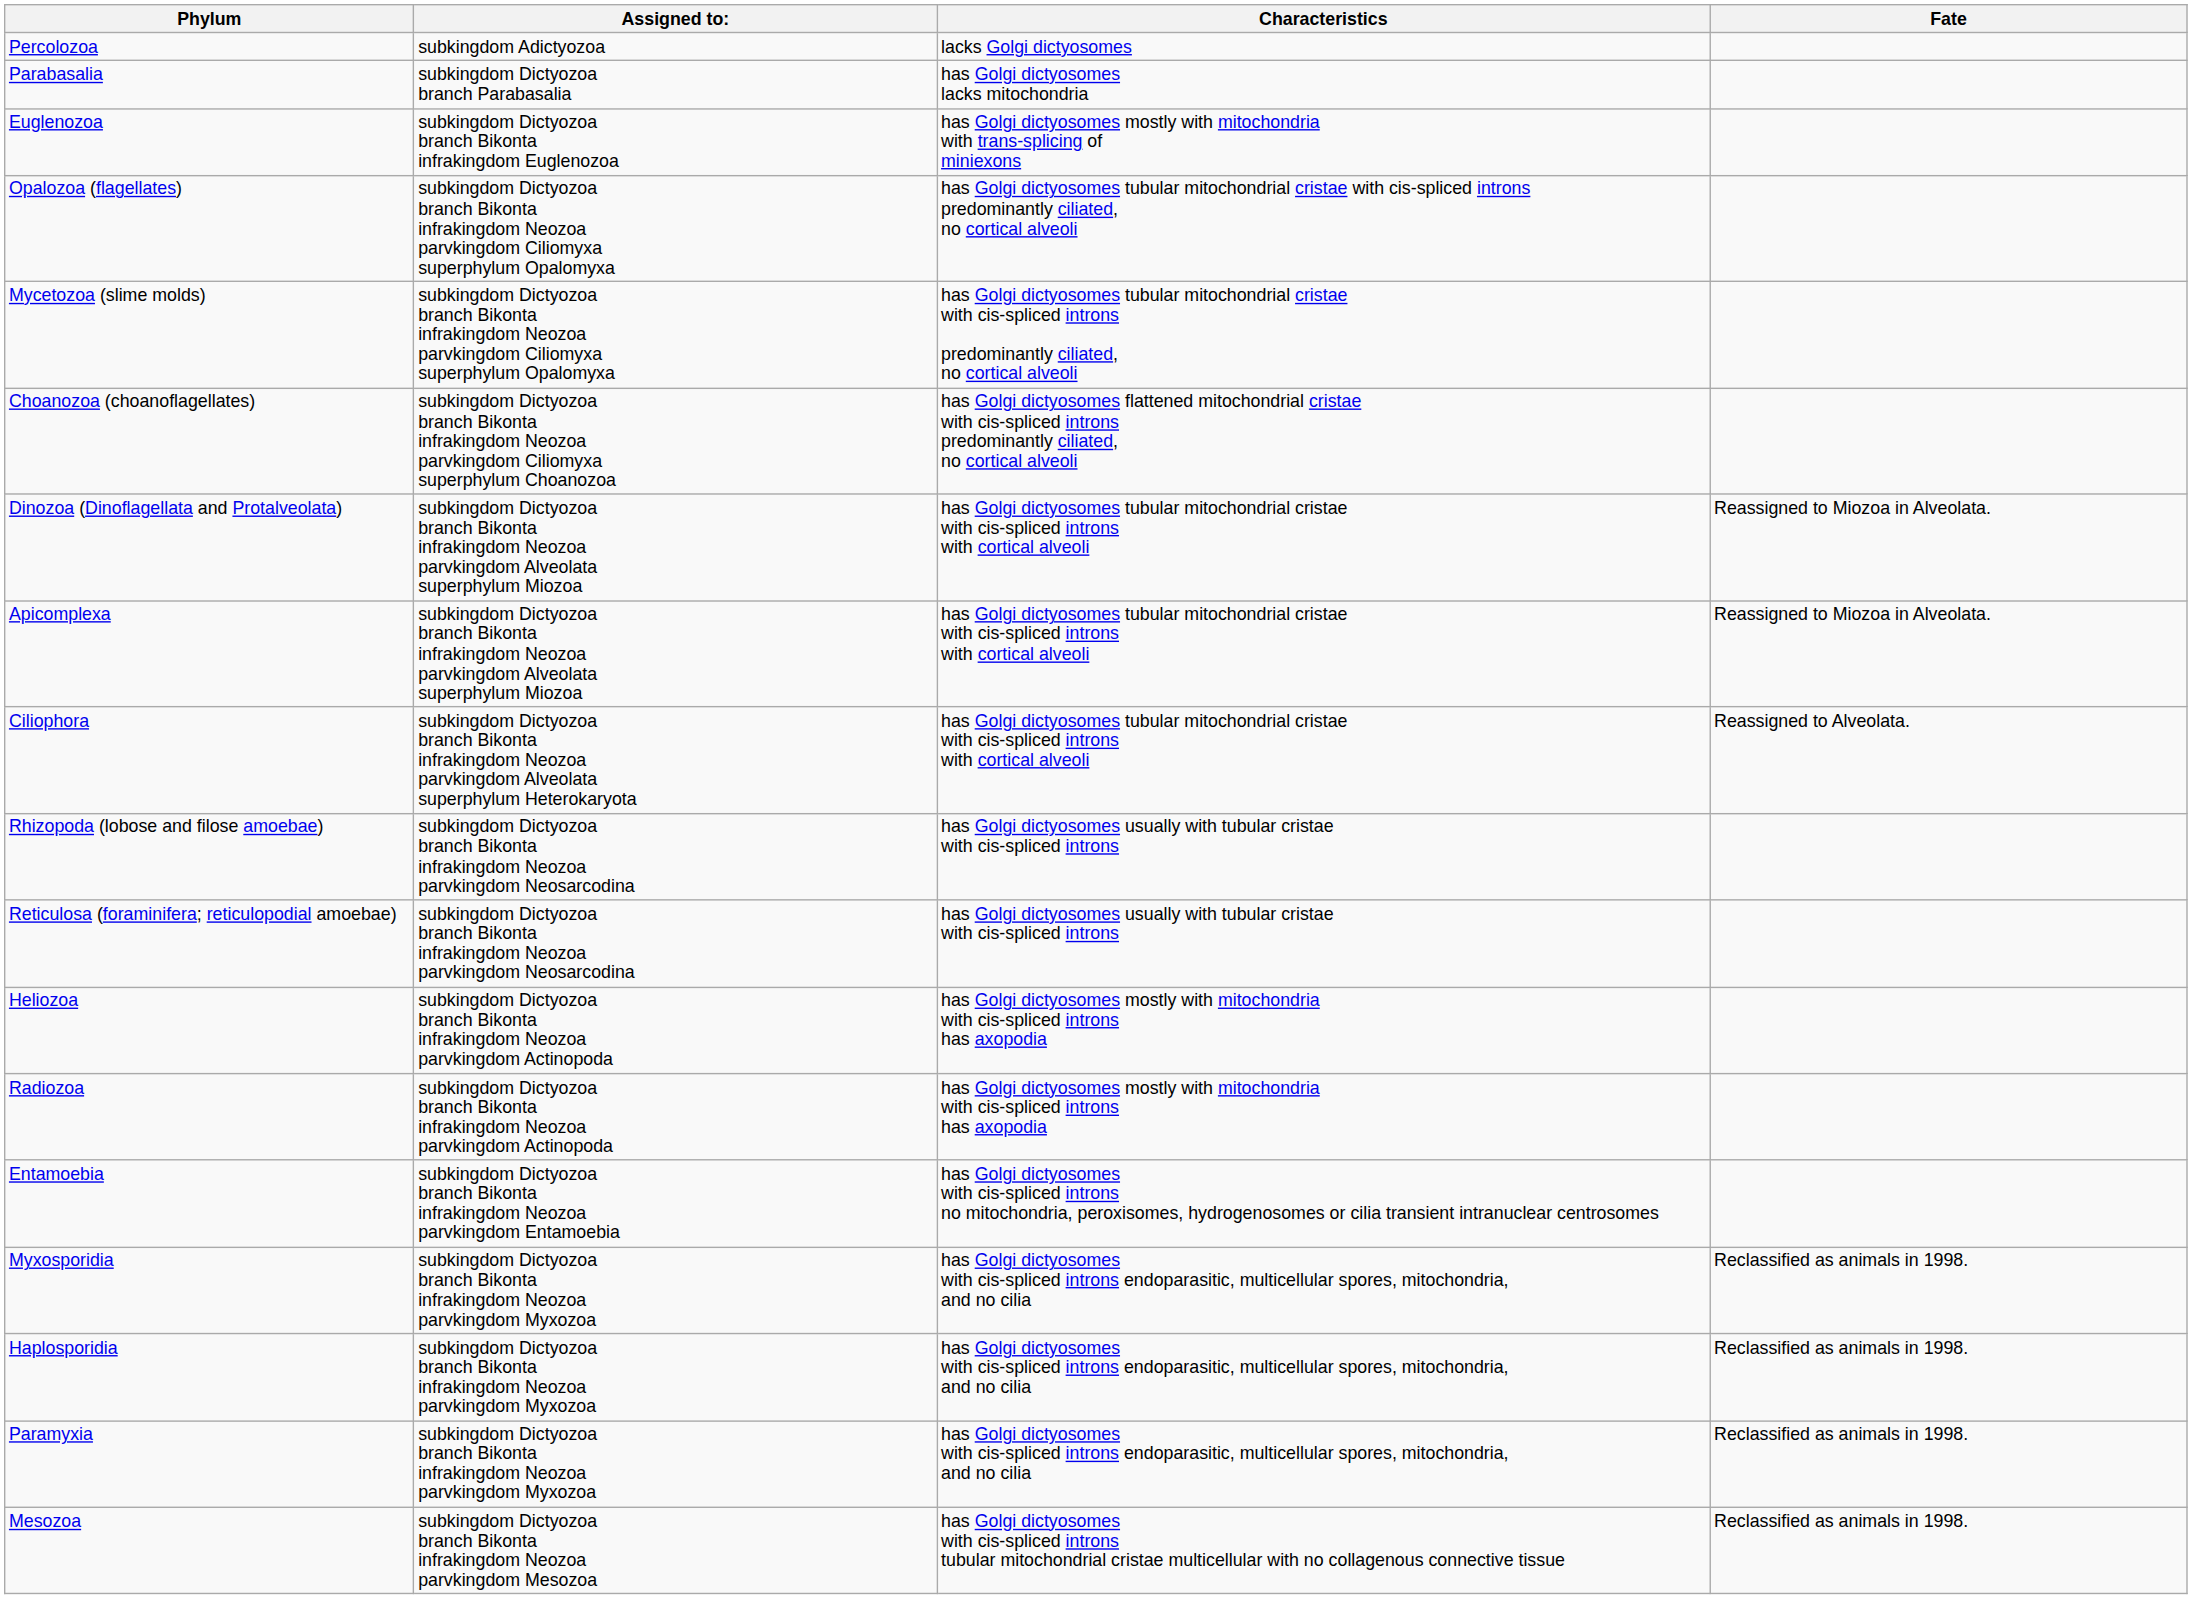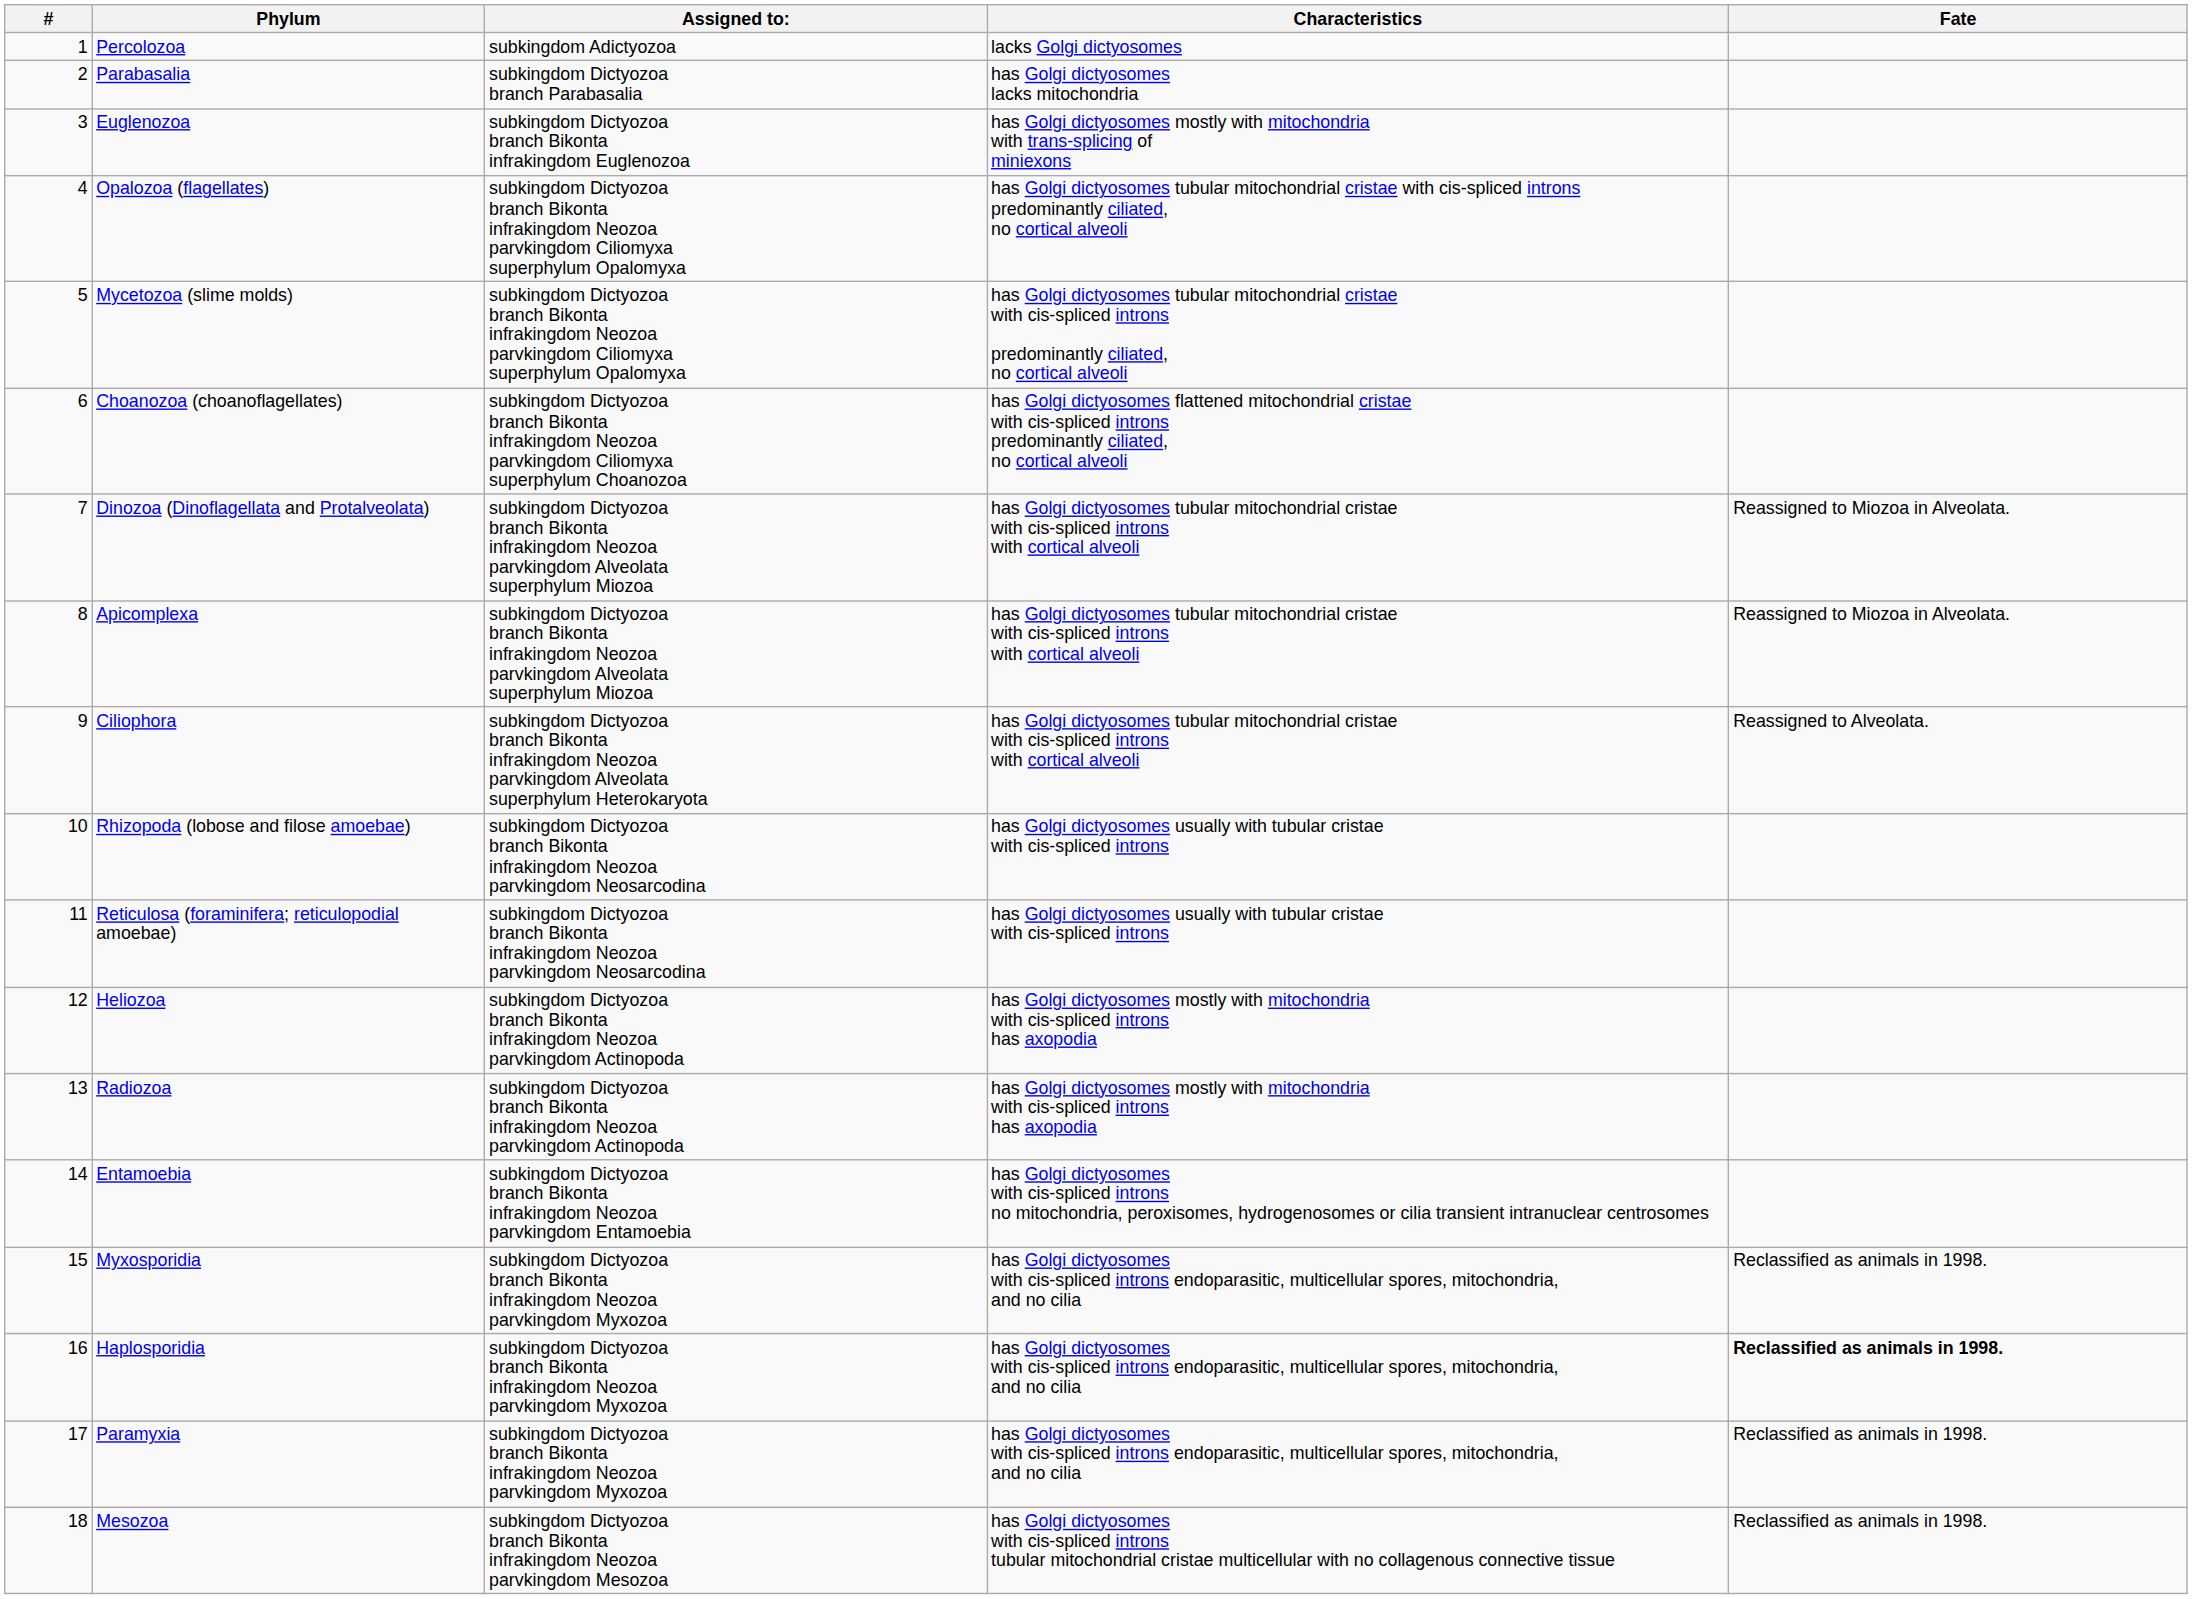+ column: (48, 18)
(1841, 1347) normal -> (1868, 1347) bold
